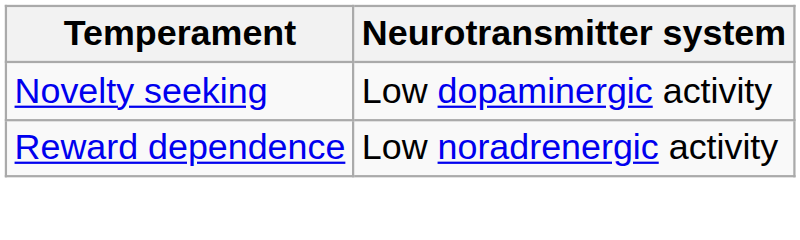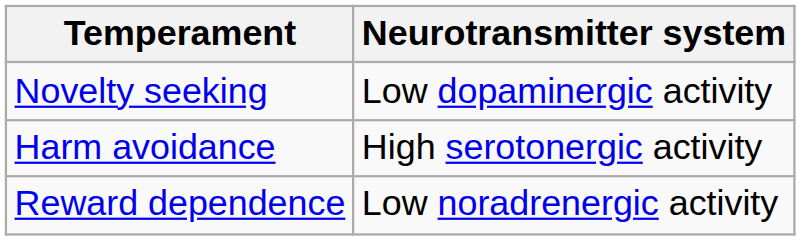+ row: (145, 147)
